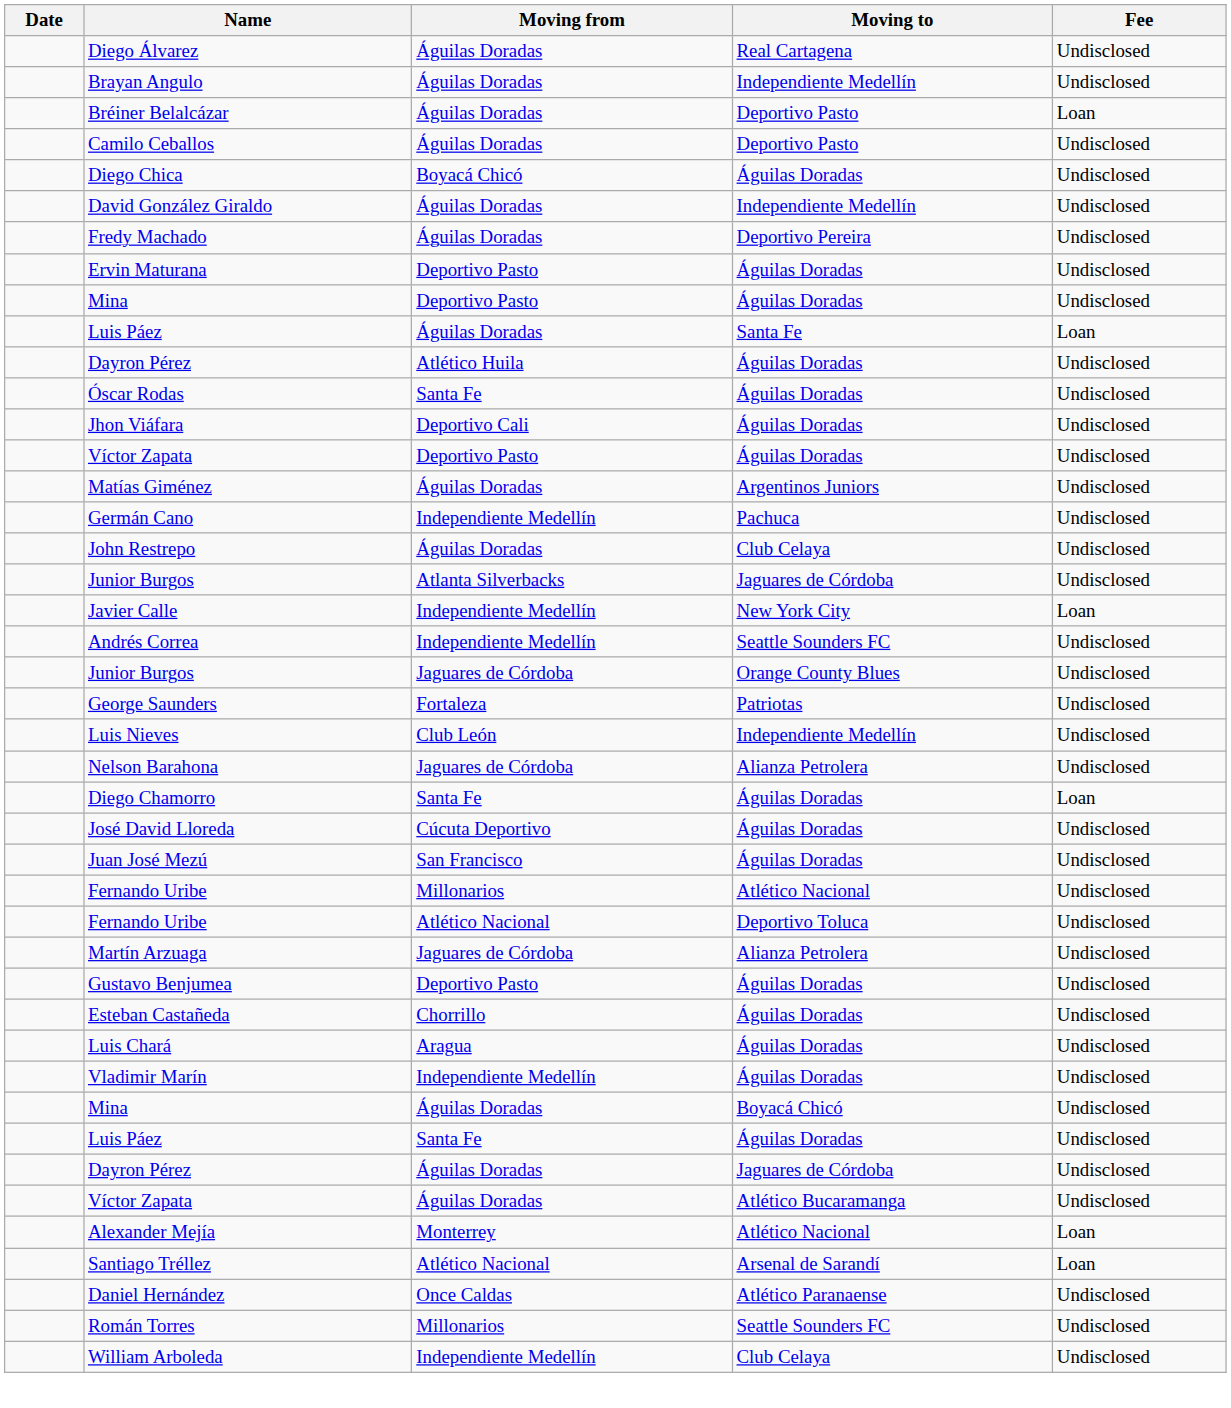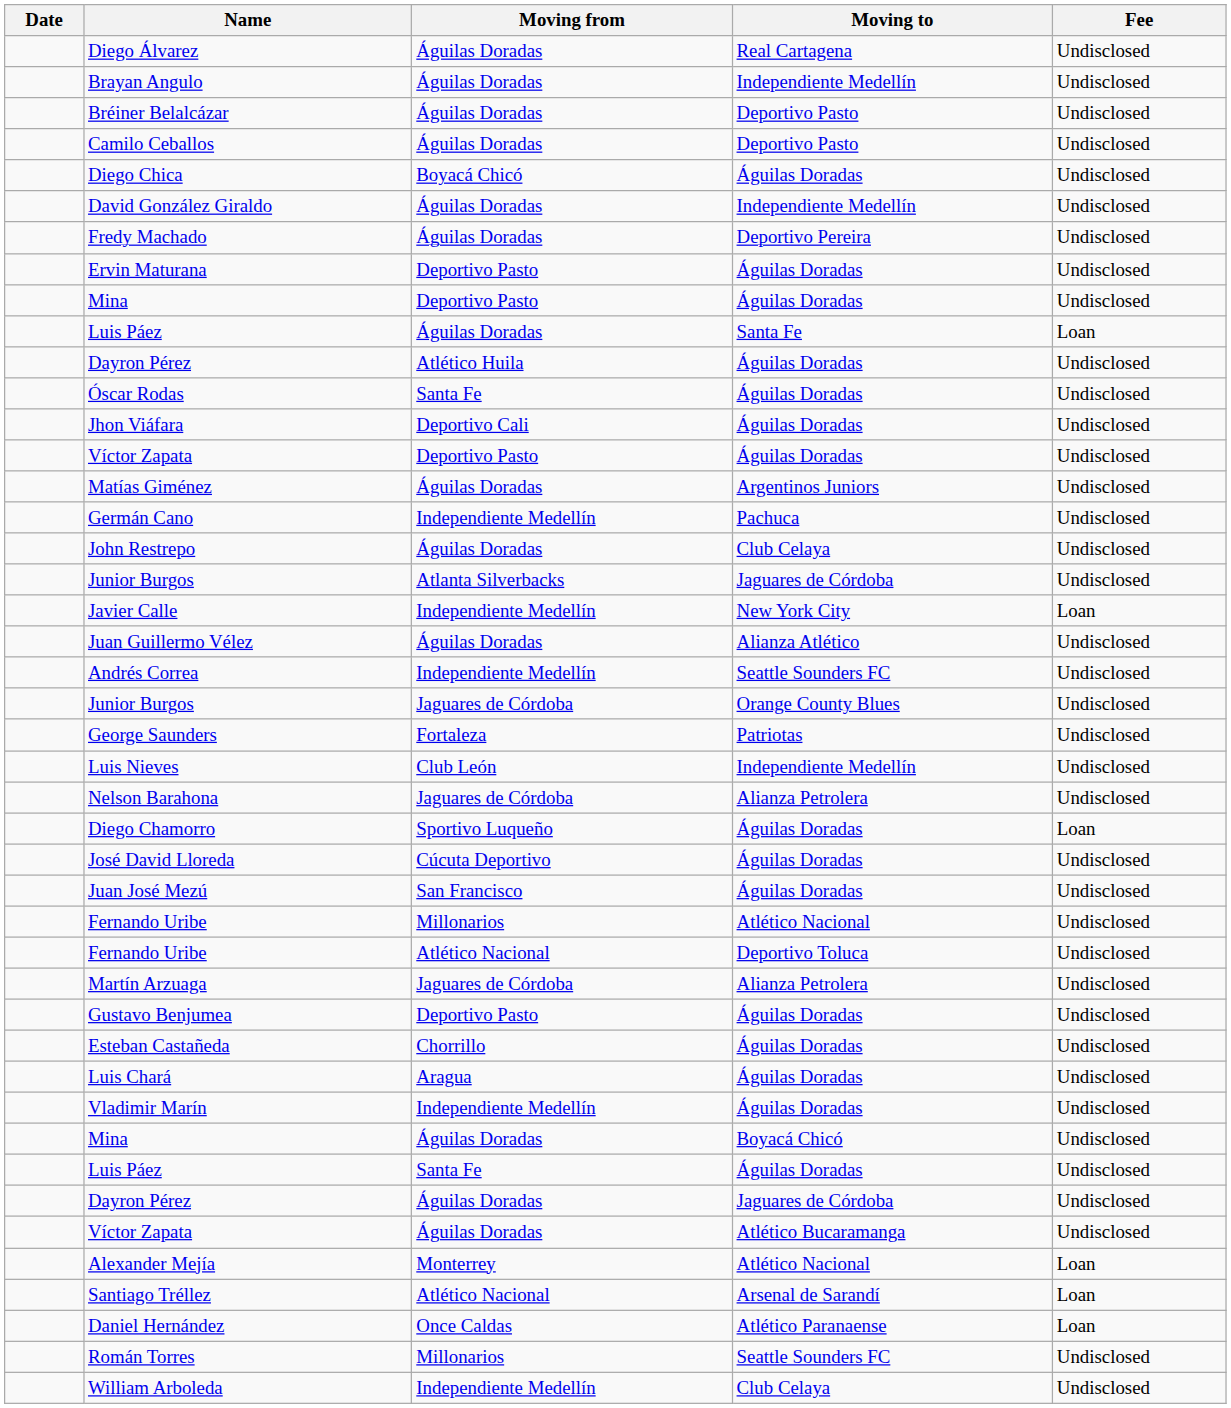(1076, 113) Loan -> (1103, 113) Undisclosed
+ row: (170, 641)
(449, 797) Santa Fe -> (485, 828) Sportivo Luqueño
(1103, 1294) Undisclosed -> (1076, 1325) Loan
